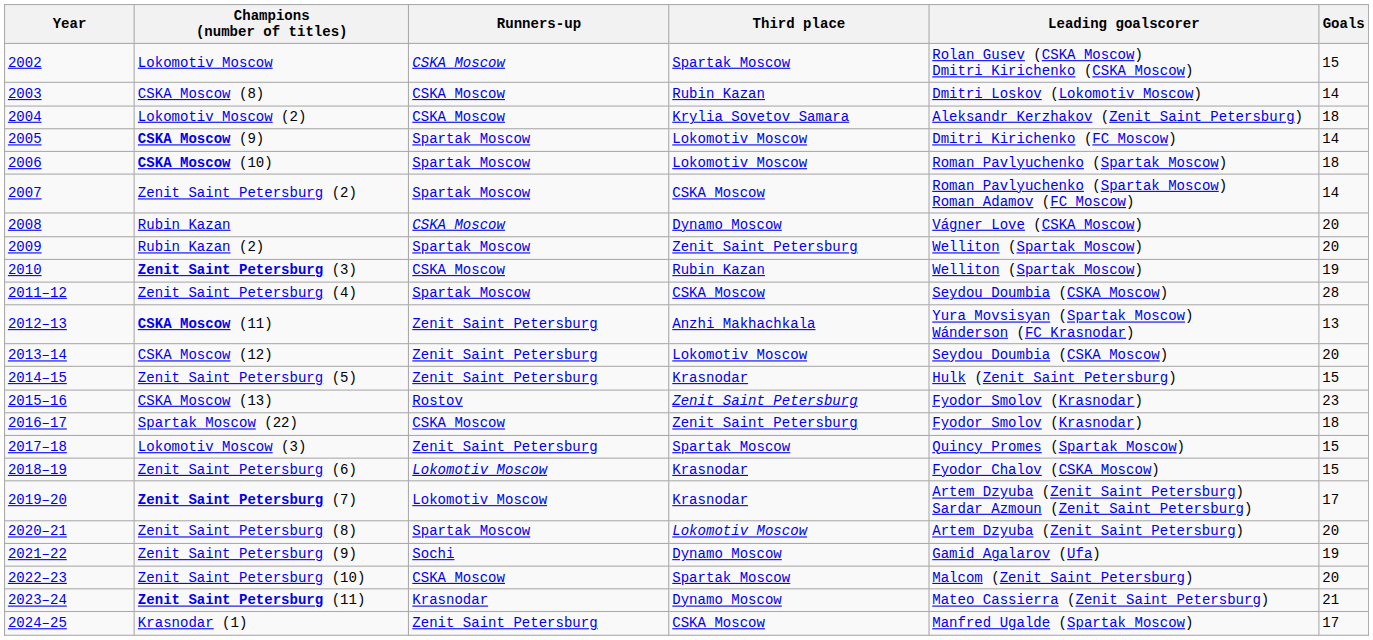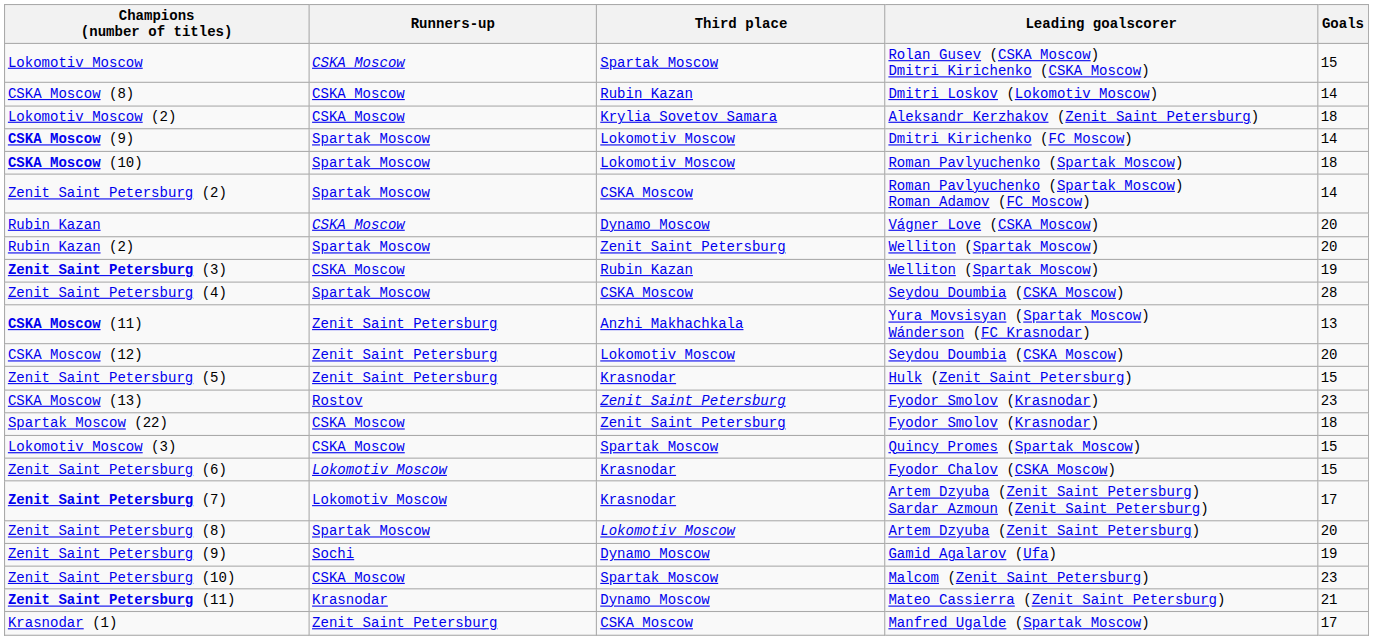- column: (70, 24)
(505, 447) Zenit Saint Petersburg -> (358, 447) CSKA Moscow
(1331, 578) 20 -> (1329, 578) 23
